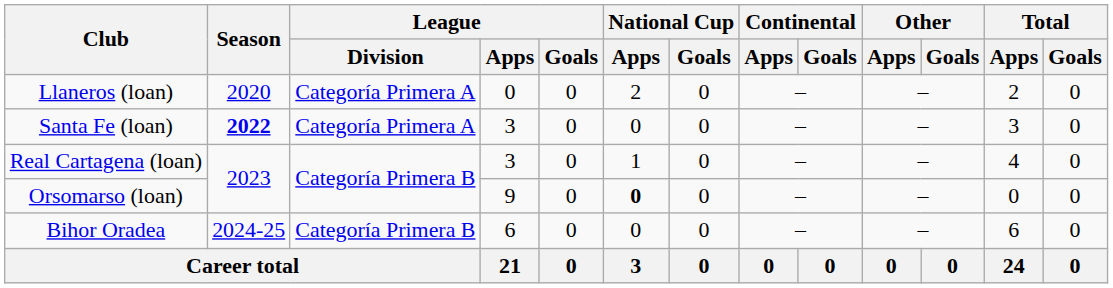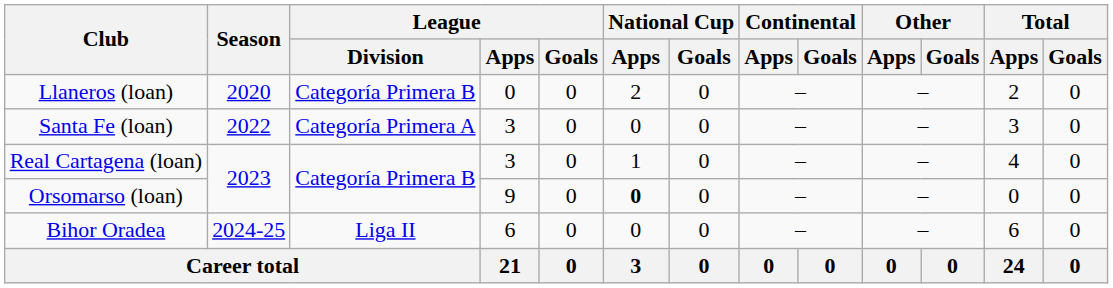(385, 91) Categoría Primera A -> (385, 91) Categoría Primera B
(249, 126) bold -> (249, 126) normal
(385, 230) Categoría Primera B -> (385, 230) Liga II
